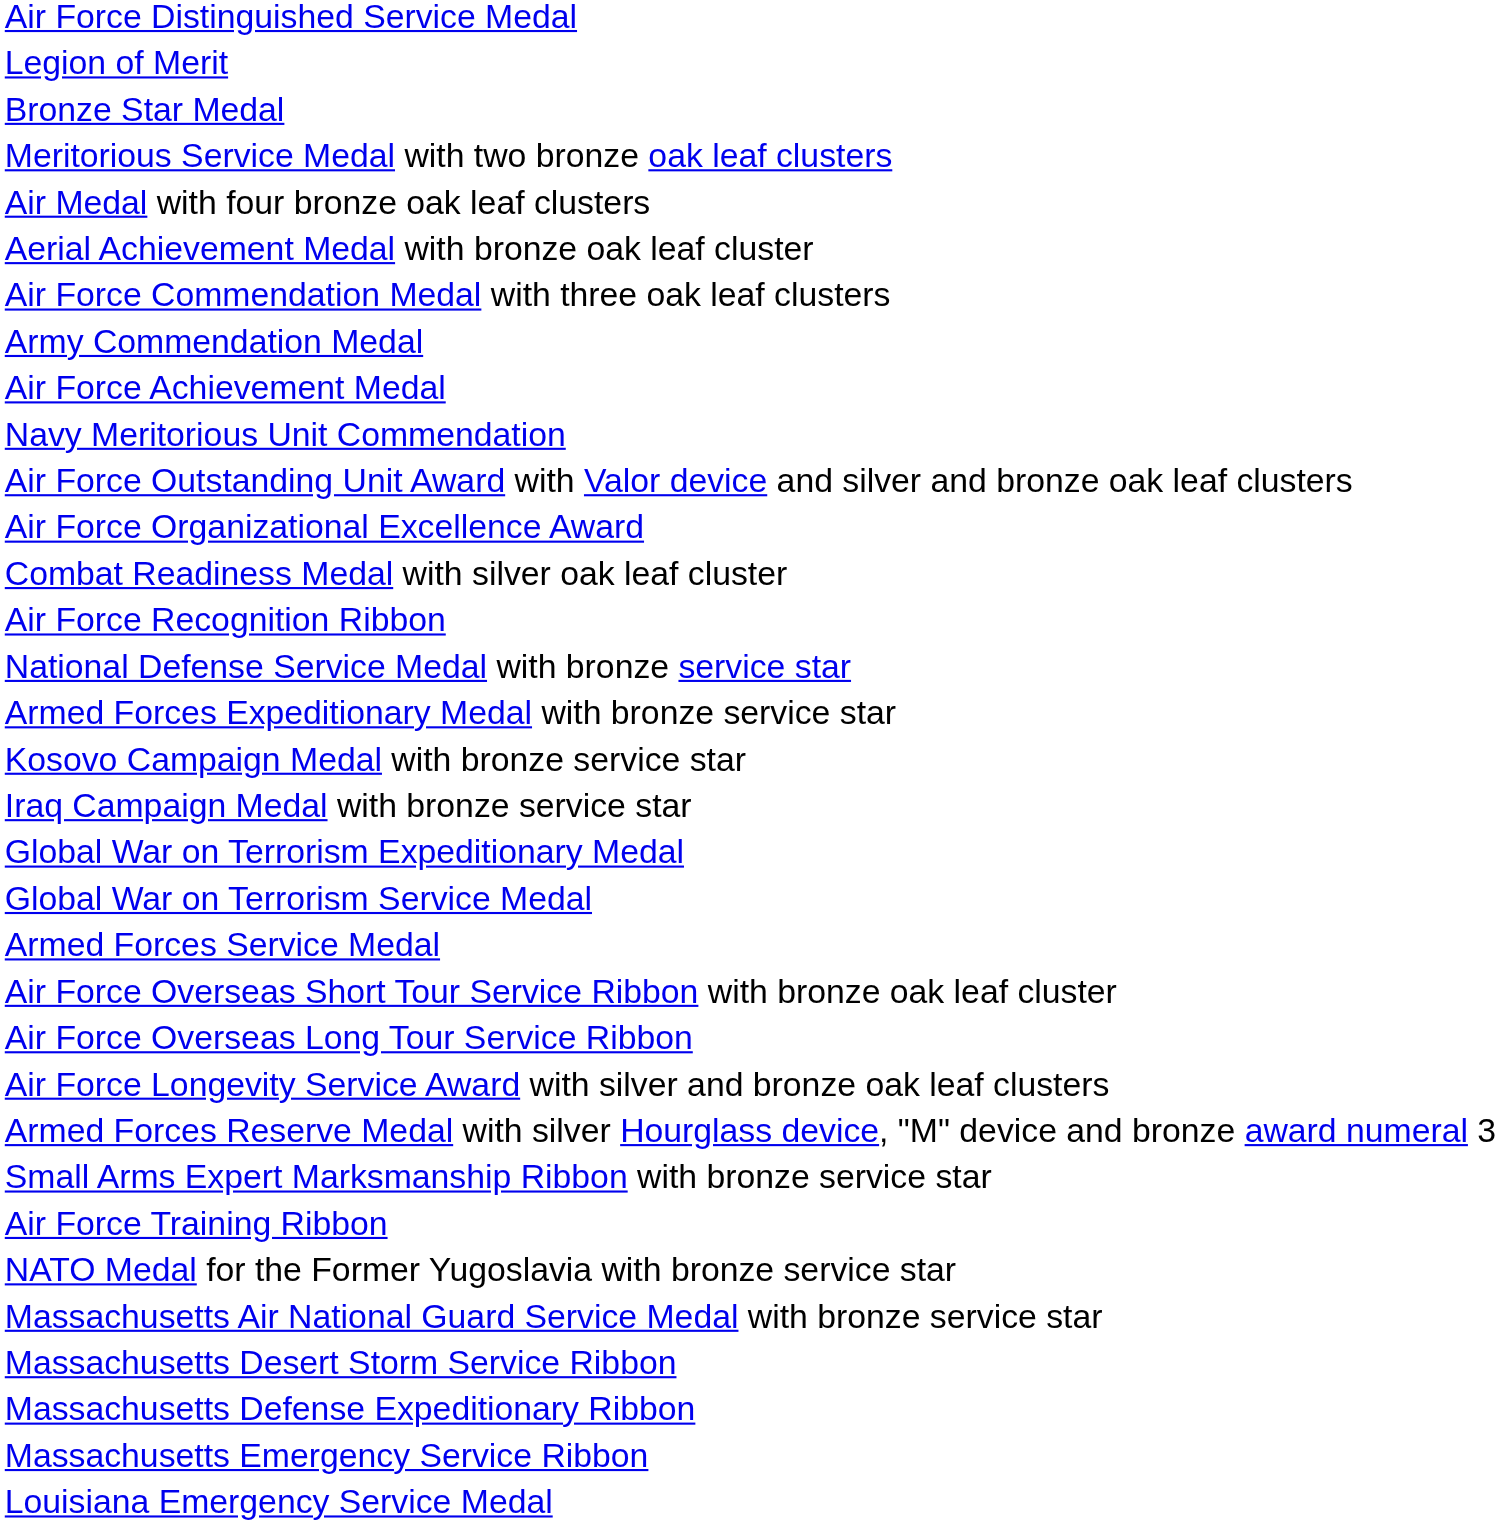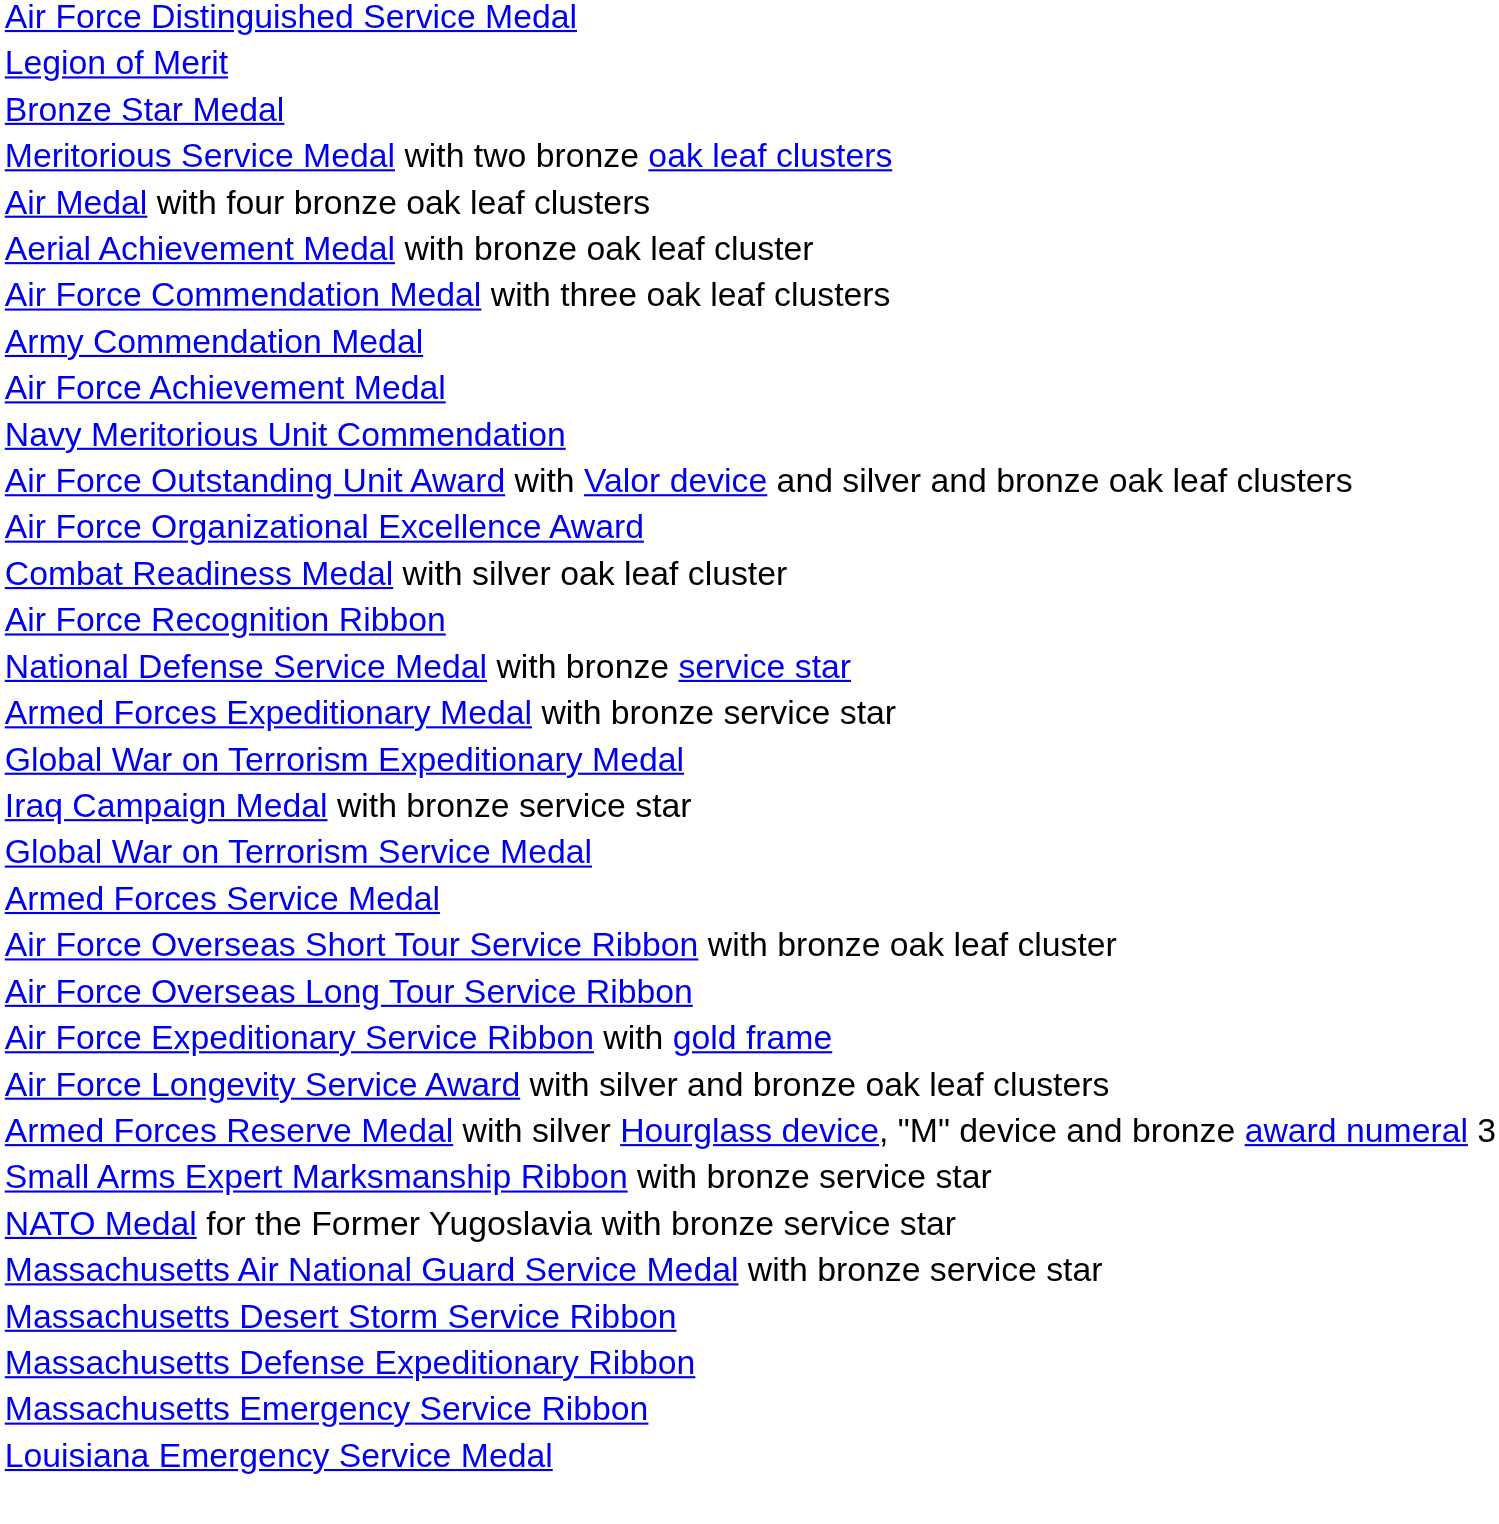- row: (375, 759)
rows swapped: (348, 805) <-> (344, 852)
+ row: (419, 1038)
- row: (196, 1223)
